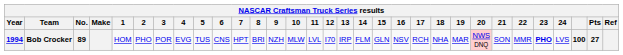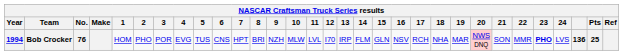(82, 40) 89 -> (82, 40) 76
(579, 40) 100 -> (579, 40) 136
(595, 40) 27 -> (595, 40) 25
